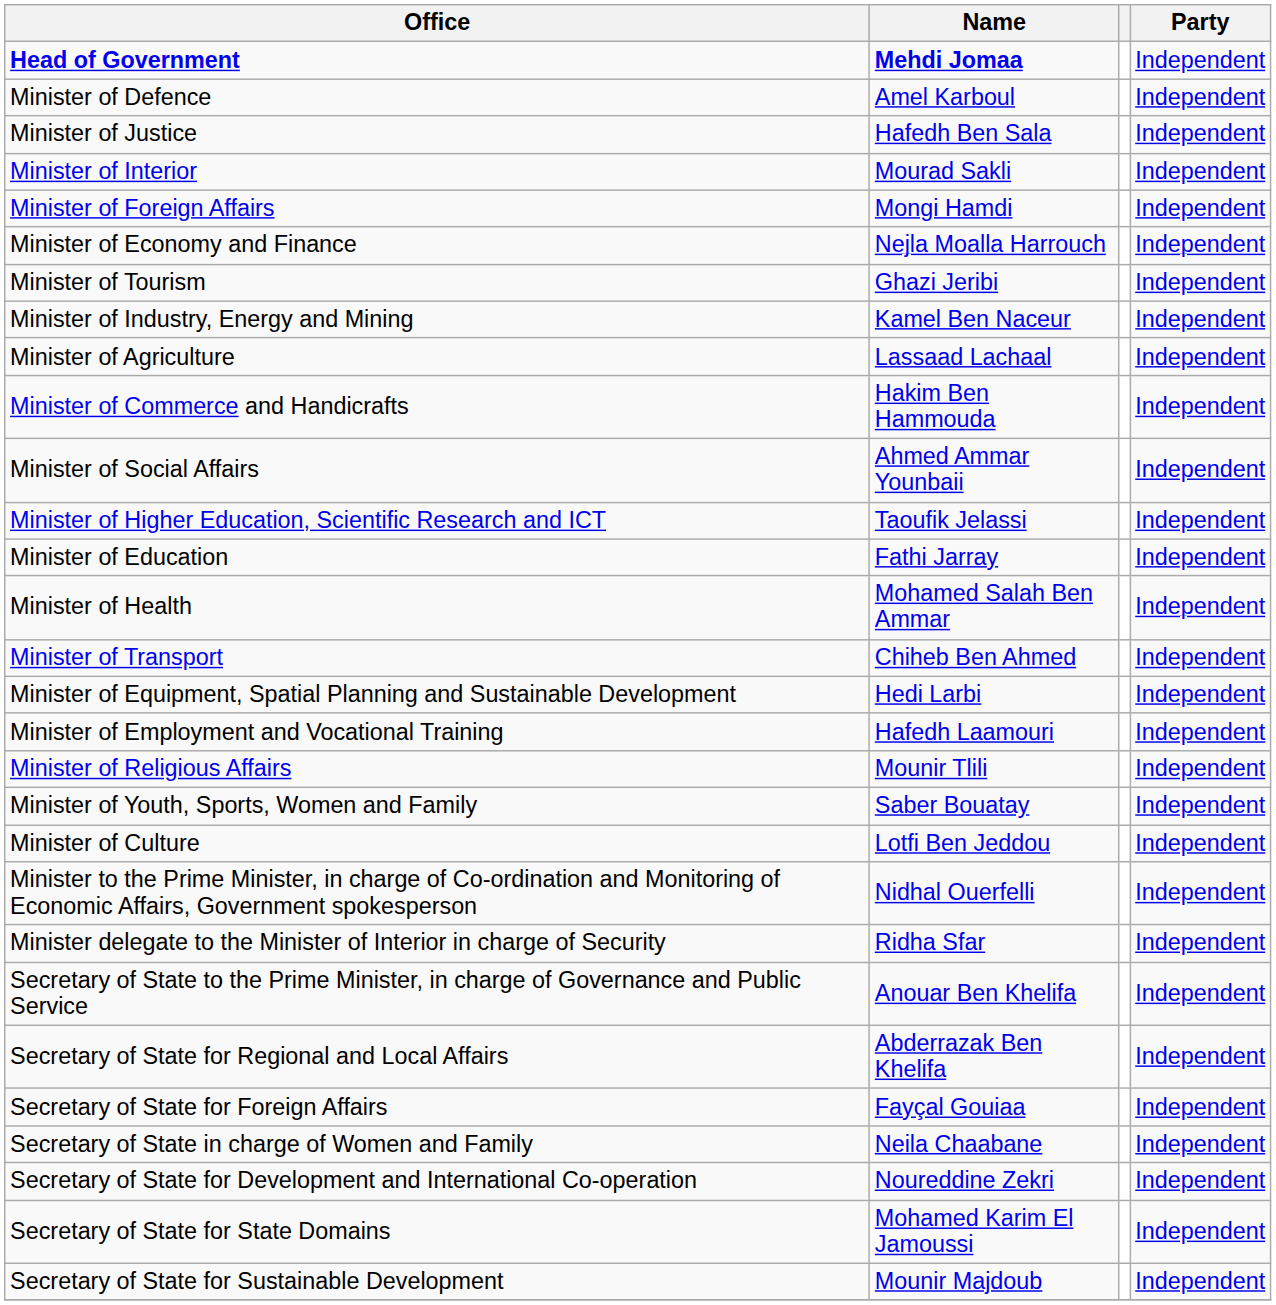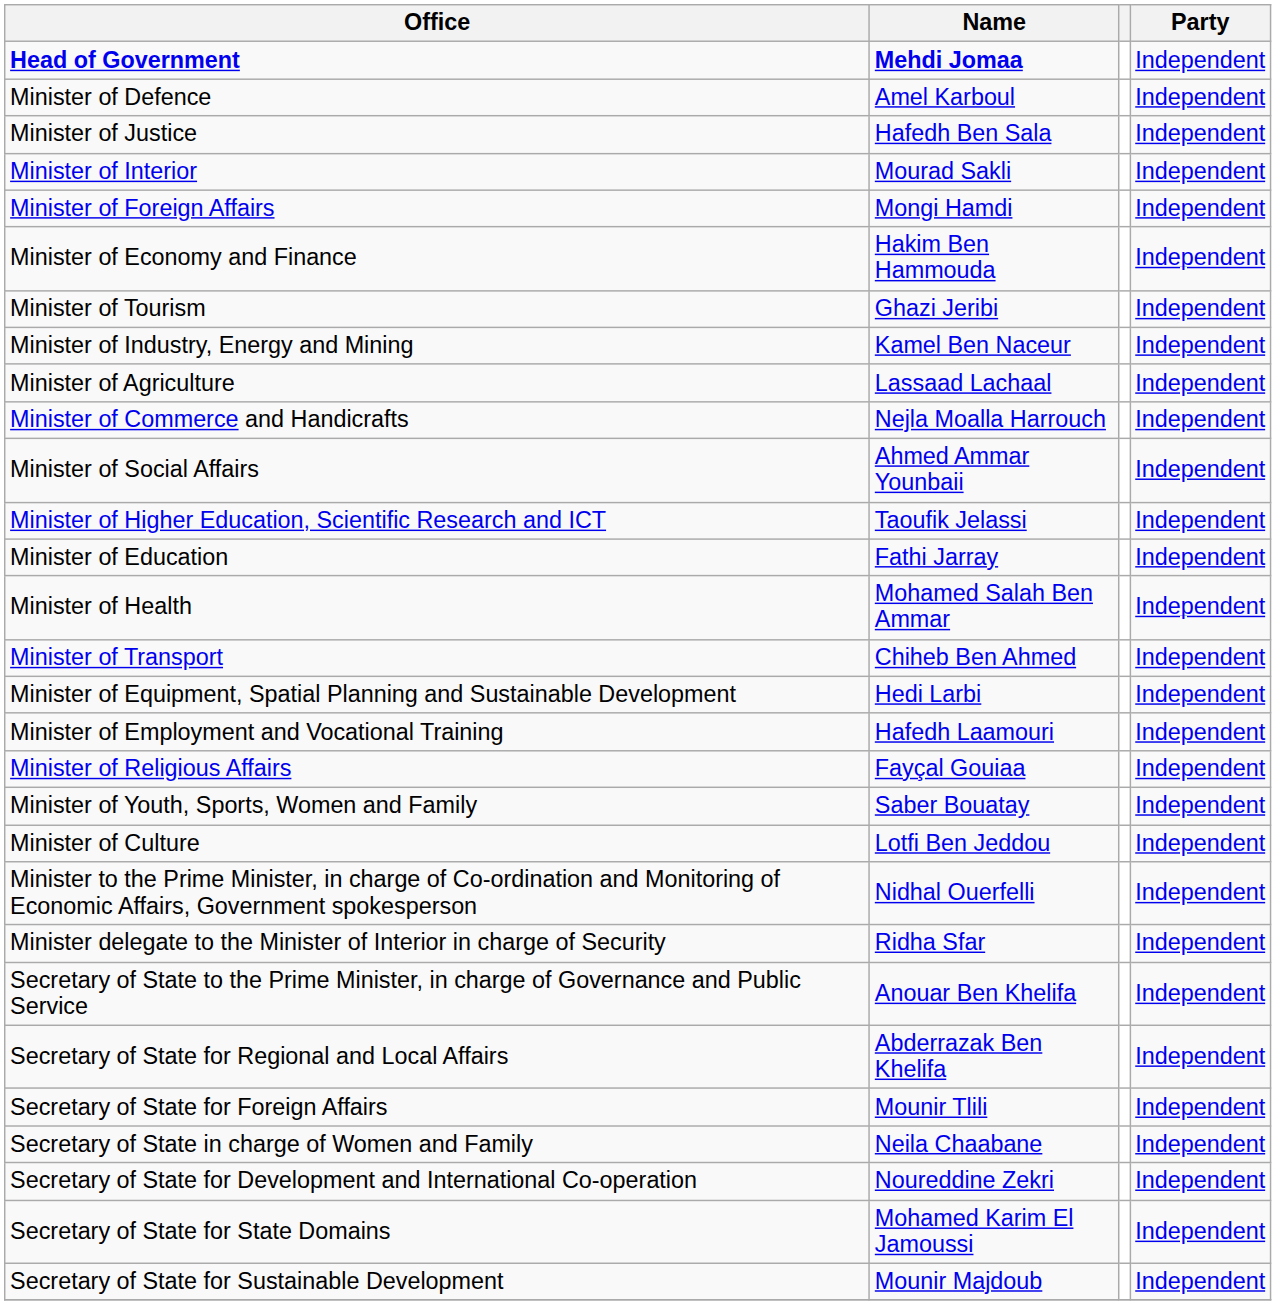(990, 245) Nejla Moalla Harrouch -> (935, 258) Hakim Ben Hammouda
(935, 406) Hakim Ben Hammouda -> (990, 419) Nejla Moalla Harrouch
(931, 768) Mounir Tlili -> (950, 768) Fayçal Gouiaa
(950, 1106) Fayçal Gouiaa -> (931, 1106) Mounir Tlili
